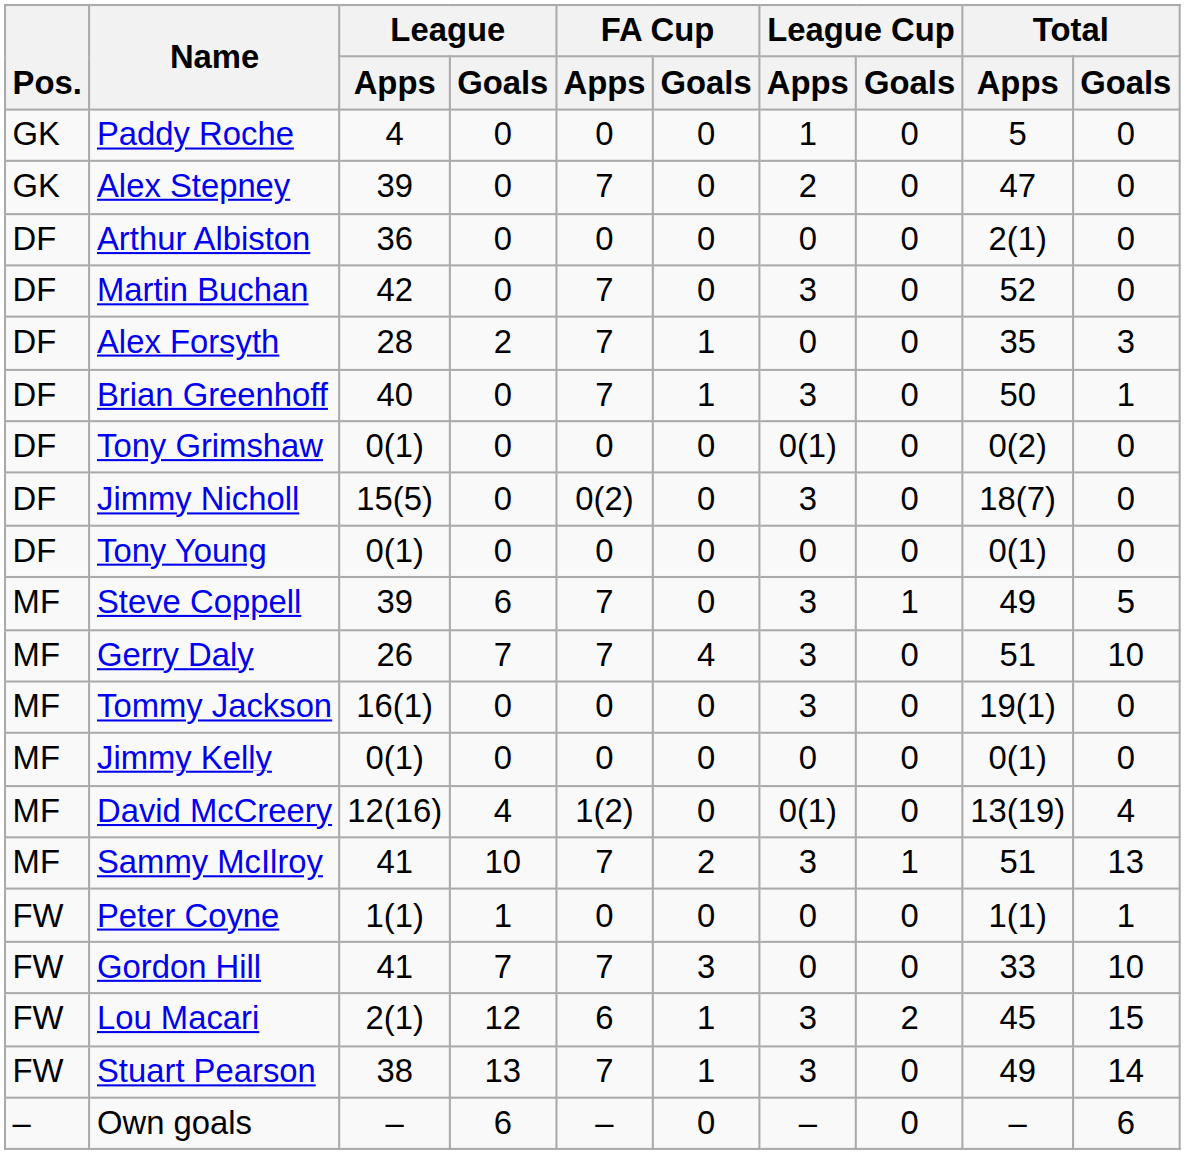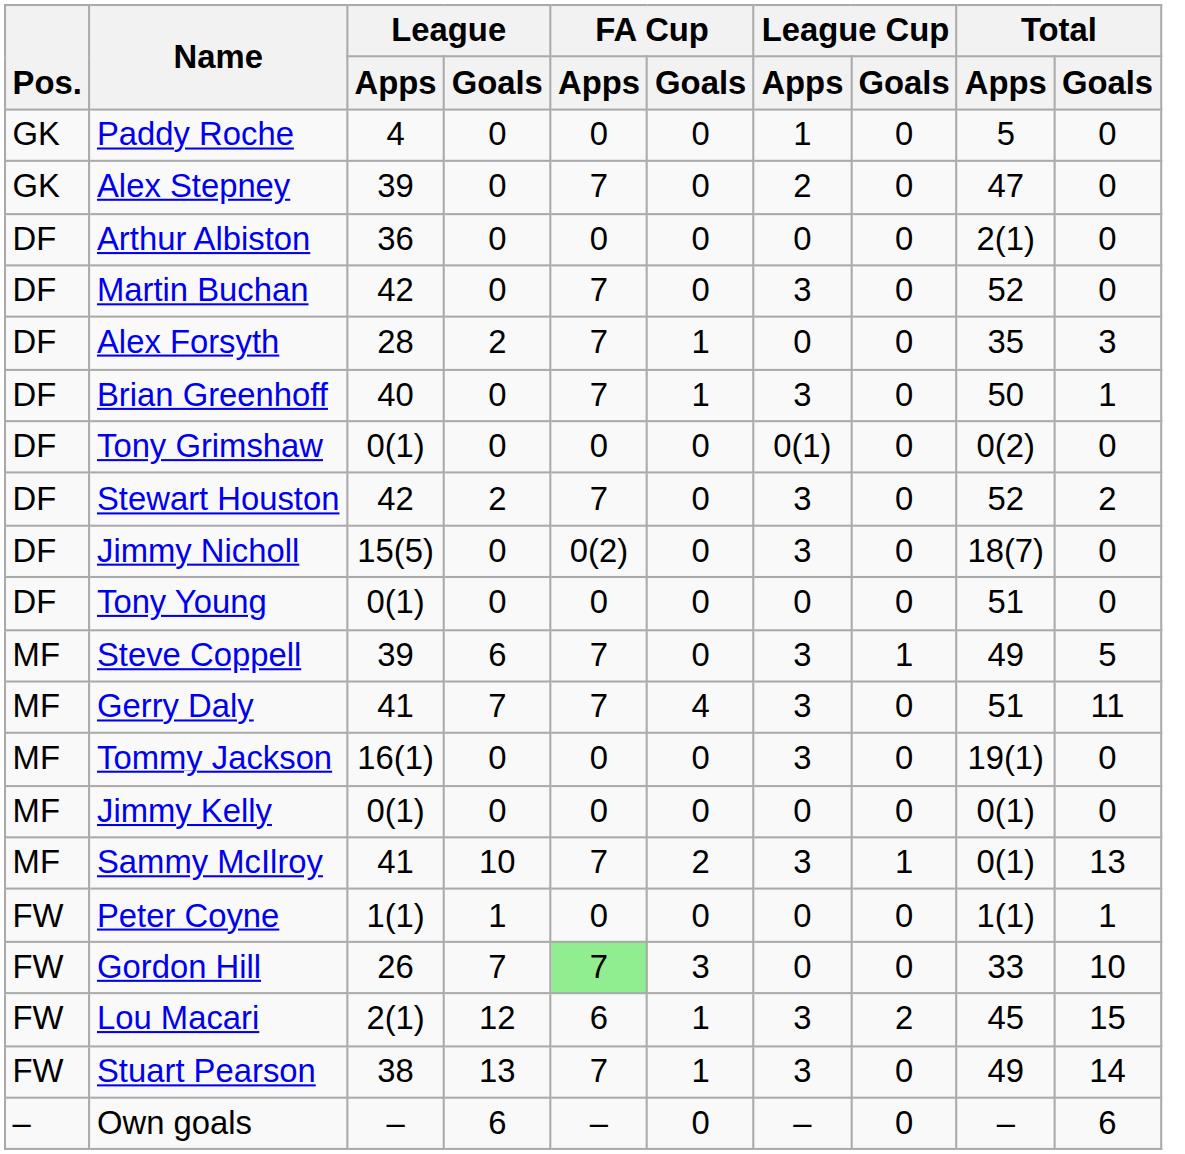+ row: (218, 498)
(1018, 550) 0(1) -> (1006, 602) 51
(395, 654) 26 -> (396, 706) 41
(1126, 654) 10 -> (1107, 706) 11
- row: (215, 810)
(1018, 862) 51 -> (1006, 862) 0(1)
(395, 966) 41 -> (396, 966) 26
(604, 966) no background -> (599, 966) lightgreen background
